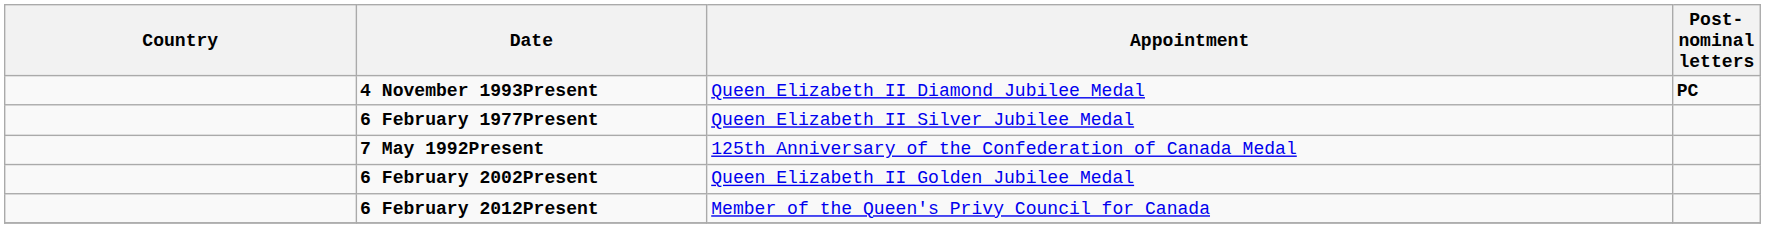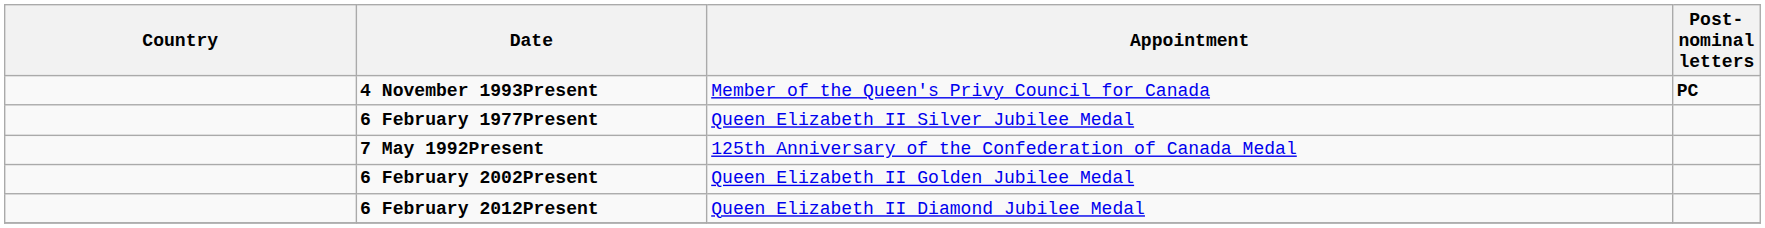(928, 91) Queen Elizabeth II Diamond Jubilee Medal -> (961, 91) Member of the Queen's Privy Council for Canada
(961, 208) Member of the Queen's Privy Council for Canada -> (928, 208) Queen Elizabeth II Diamond Jubilee Medal
